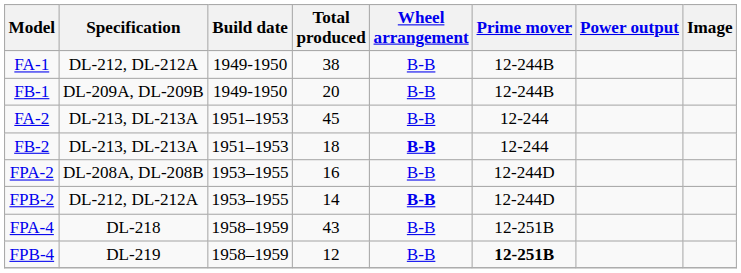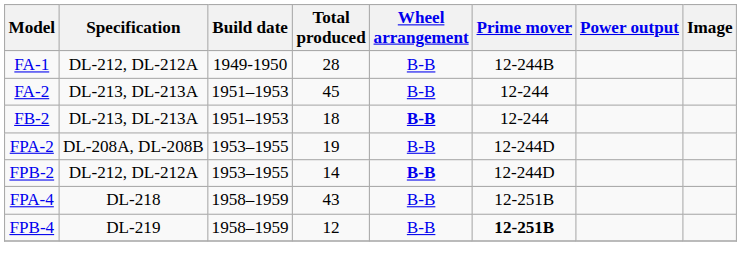(331, 64) 38 -> (331, 64) 28
- row: (32, 91)
(331, 173) 16 -> (331, 145) 19
